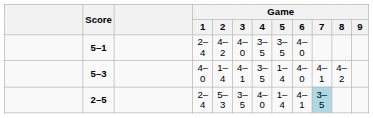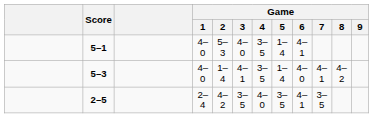(203, 47) 2–4 -> (203, 47) 4–0
(223, 47) 4–2 -> (223, 47) 5–3
(282, 47) 3–5 -> (282, 47) 1–4
(302, 47) 4–0 -> (302, 47) 4–1
(223, 100) 5–3 -> (223, 100) 4–2
(282, 100) 1–4 -> (282, 100) 3–5
(322, 100) lightblue background -> (322, 100) no background
